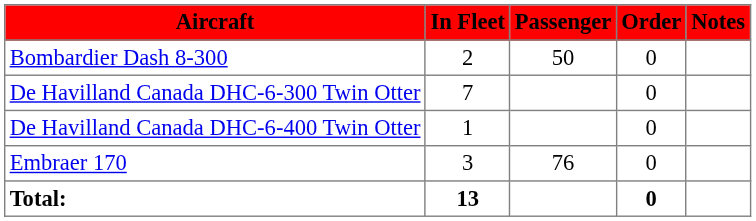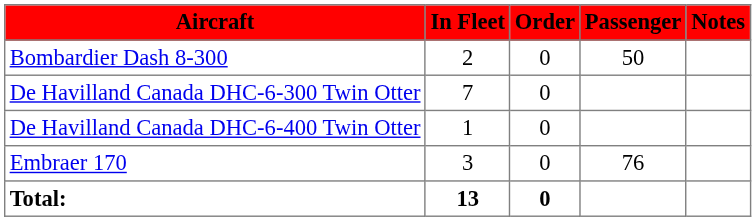columns swapped: (651, 22) <-> (563, 22)
